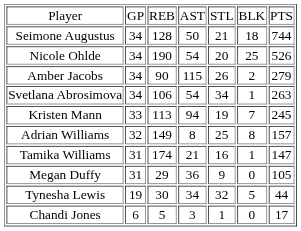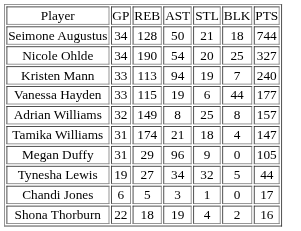(282, 55) 526 -> (267, 55) 327
- row: (65, 75)
- row: (65, 95)
(282, 115) 245 -> (267, 75) 240
+ row: (58, 95)
(222, 155) 16 -> (207, 135) 18
(252, 155) 1 -> (237, 135) 4
(192, 175) 36 -> (178, 155) 96
(162, 194) 30 -> (147, 175) 27
+ row: (58, 214)
